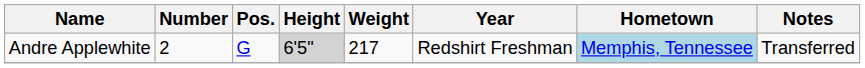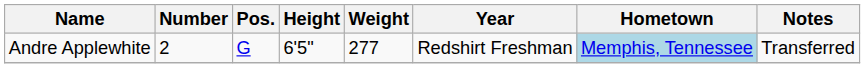(299, 47) lightgrey background -> (299, 47) no background
(364, 47) 217 -> (364, 47) 277
